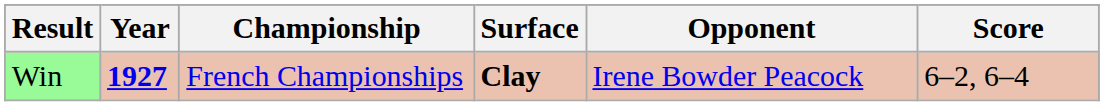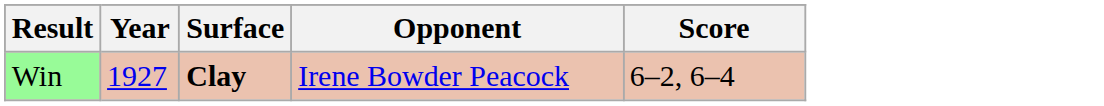- column: (327, 28)
(137, 75) bold -> (137, 75) normal
